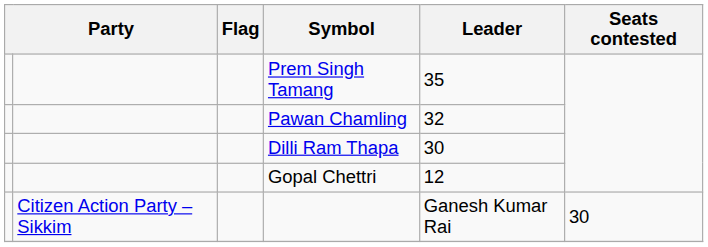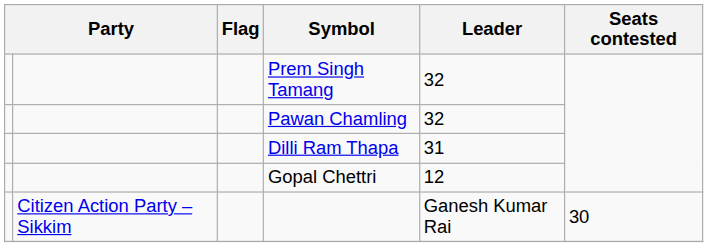(434, 79) 35 -> (434, 79) 32
(434, 148) 30 -> (434, 148) 31
